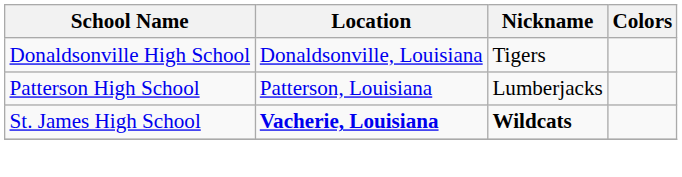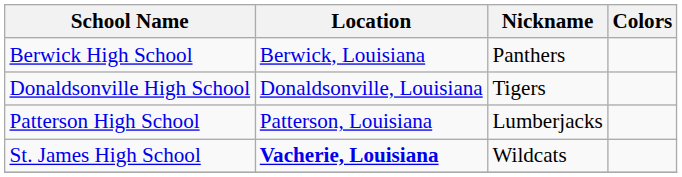+ row: (101, 54)
(532, 121) bold -> (530, 155) normal
